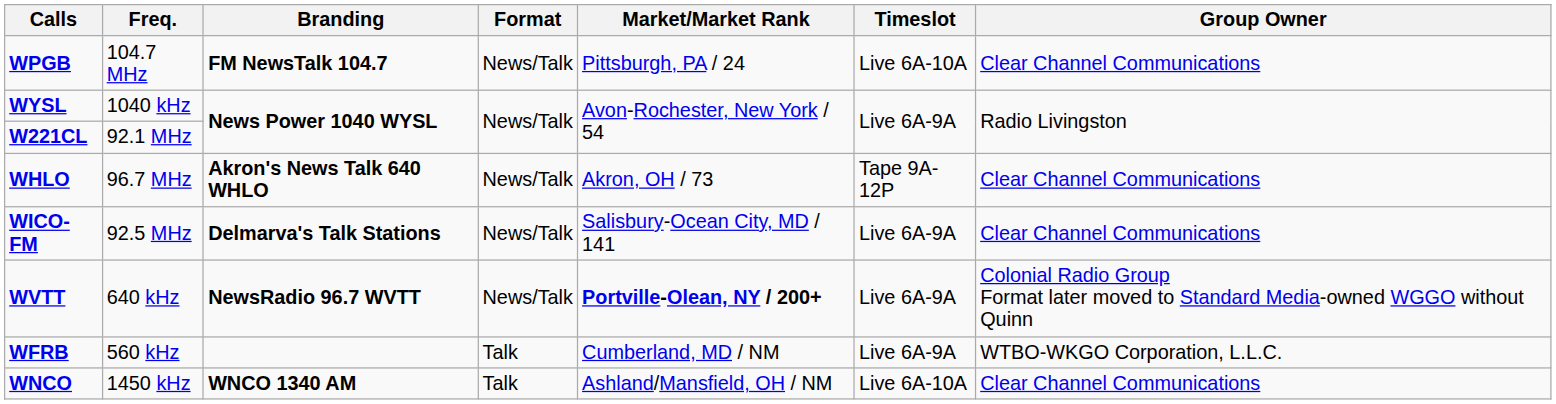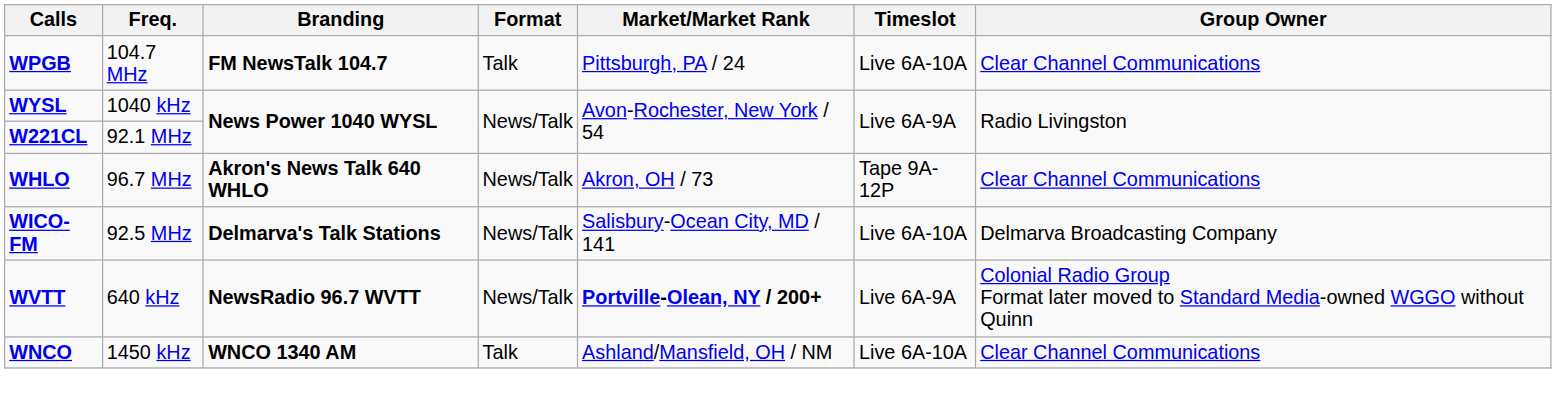(528, 62) News/Talk -> (500, 62) Talk
(908, 233) Live 6A-9A -> (913, 233) Live 6A-10A
(1120, 233) Clear Channel Communications -> (1129, 233) Delmarva Broadcasting Company
- row: (39, 352)
